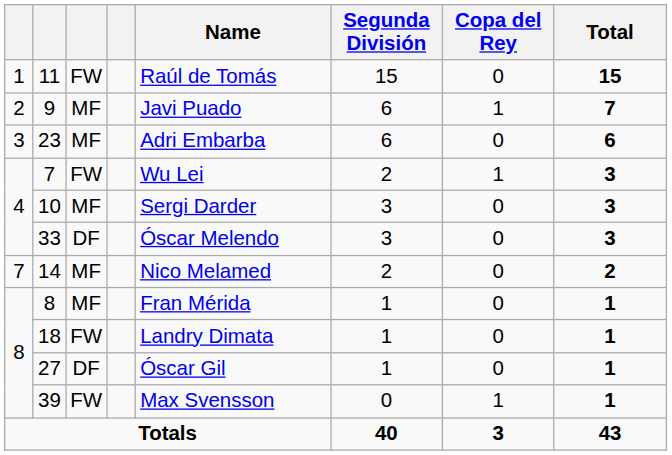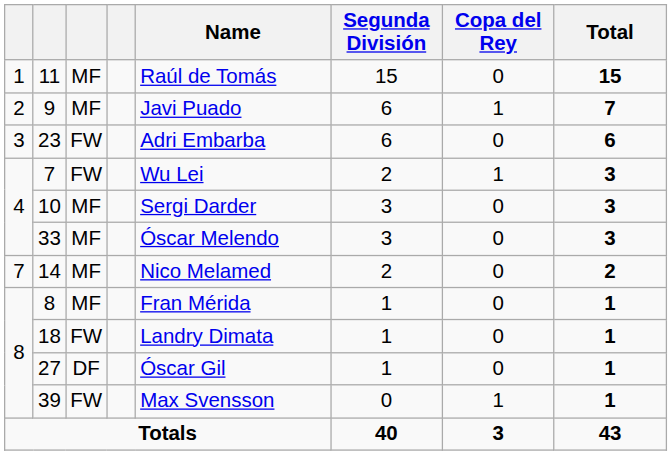(86, 76) FW -> (86, 76) MF
(86, 141) MF -> (86, 141) FW
(86, 238) DF -> (86, 238) MF
